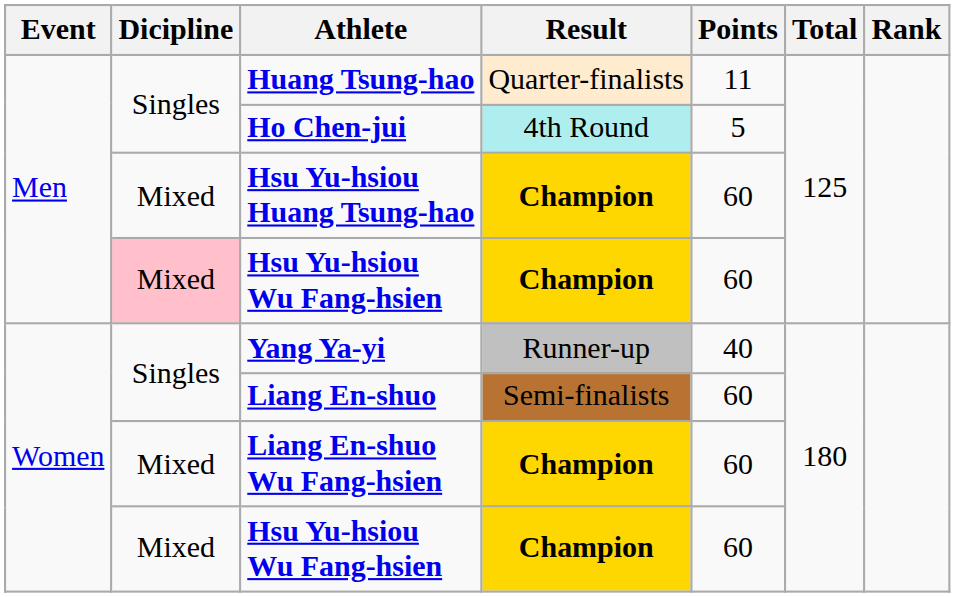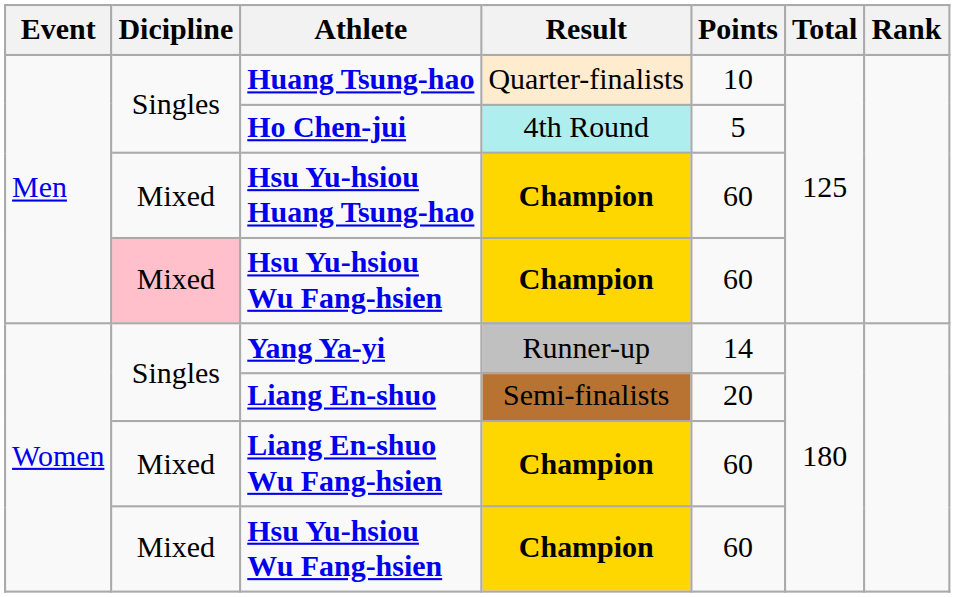(738, 78) 11 -> (738, 78) 10
(738, 347) 40 -> (738, 347) 14
(738, 396) 60 -> (738, 396) 20
